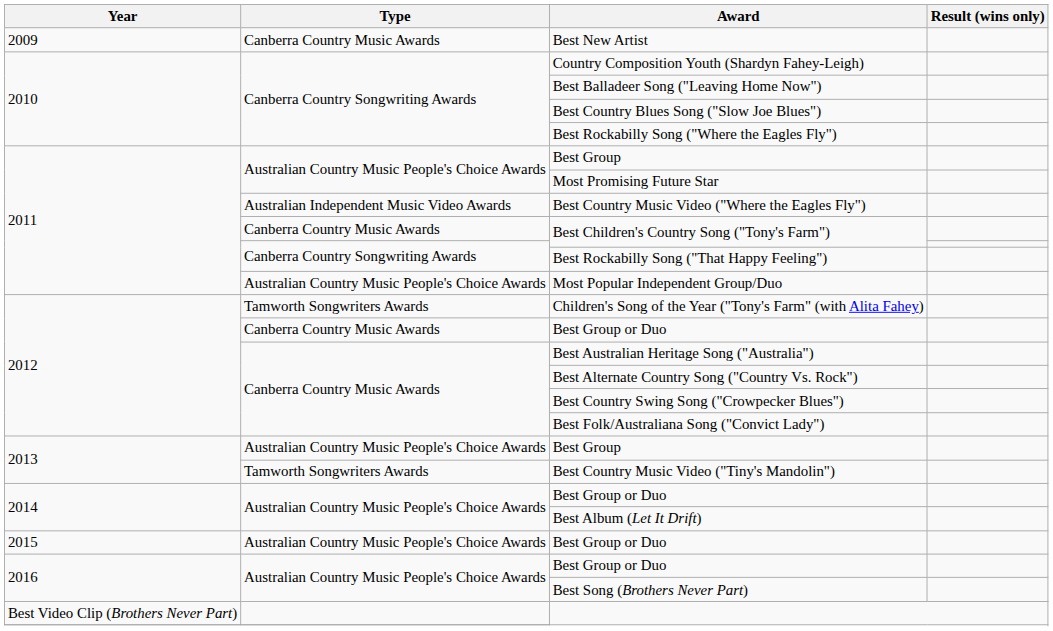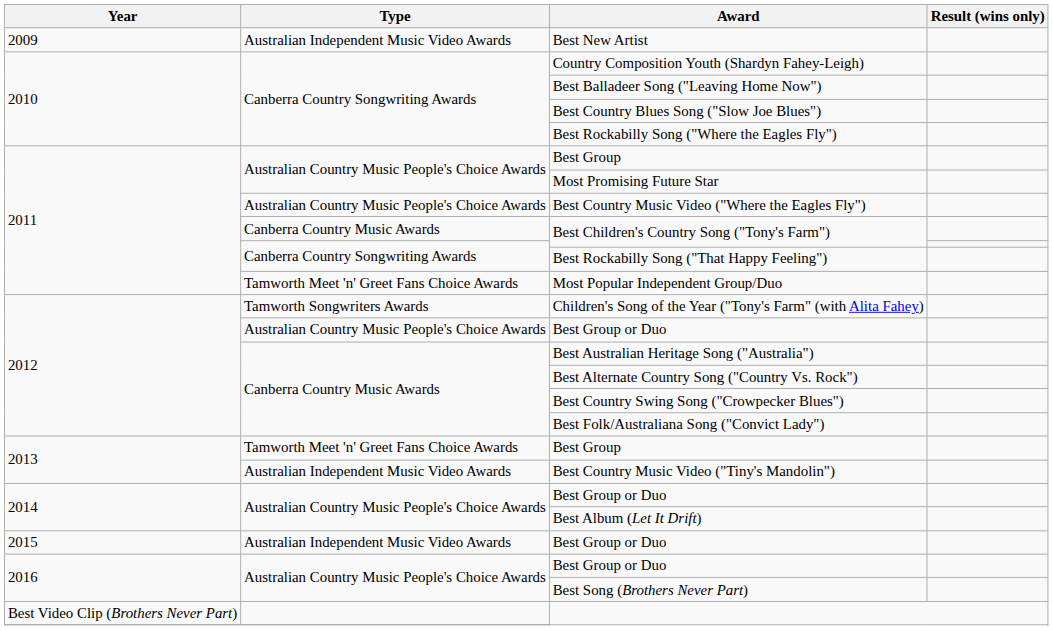(342, 39) Canberra Country Music Awards -> (378, 39) Australian Independent Music Video Awards
(378, 205) Australian Independent Music Video Awards -> (395, 205) Australian Country Music People's Choice Awards
(395, 282) Australian Country Music People's Choice Awards -> (381, 282) Tamworth Meet 'n' Greet Fans Choice Awards
(342, 329) Canberra Country Music Awards -> (395, 329) Australian Country Music People's Choice Awards
(395, 447) Australian Country Music People's Choice Awards -> (381, 447) Tamworth Meet 'n' Greet Fans Choice Awards
(336, 471) Tamworth Songwriters Awards -> (378, 471) Australian Independent Music Video Awards
(395, 542) Australian Country Music People's Choice Awards -> (378, 542) Australian Independent Music Video Awards
